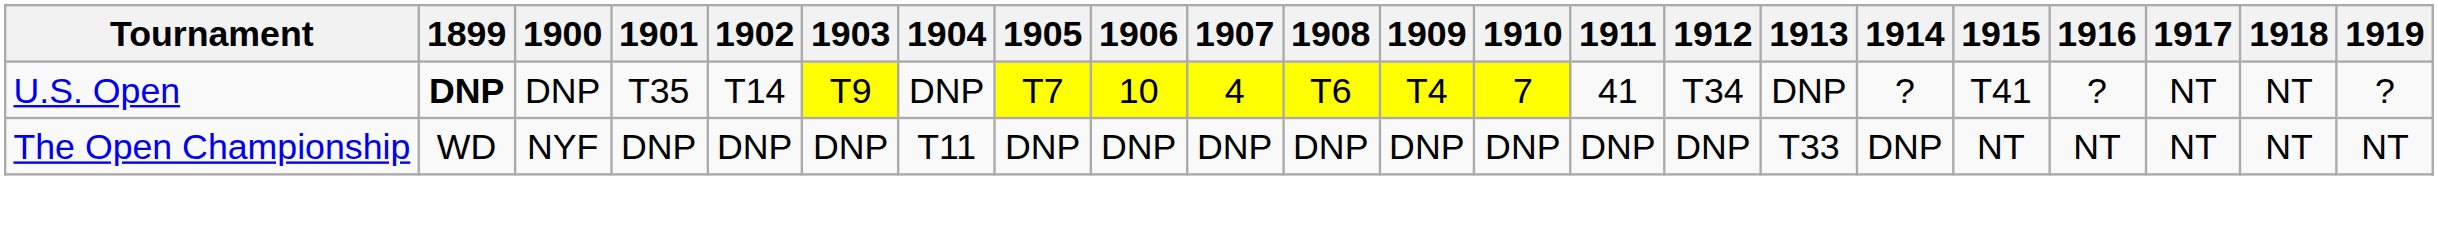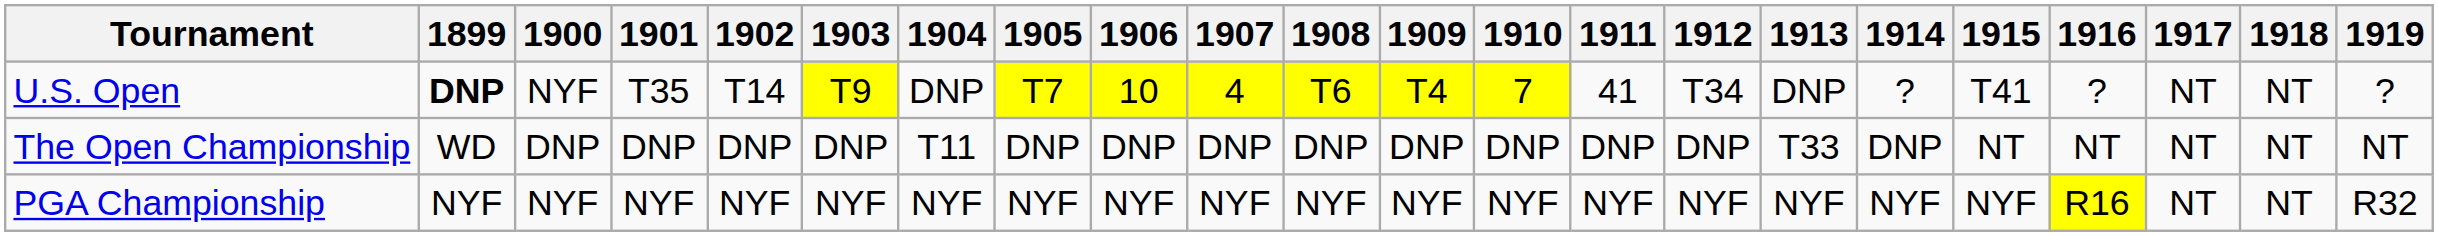(563, 90) DNP -> (563, 90) NYF
(563, 147) NYF -> (563, 147) DNP
+ row: (169, 203)
